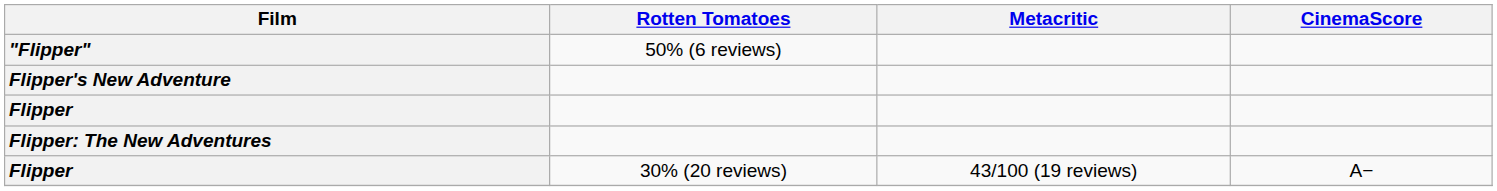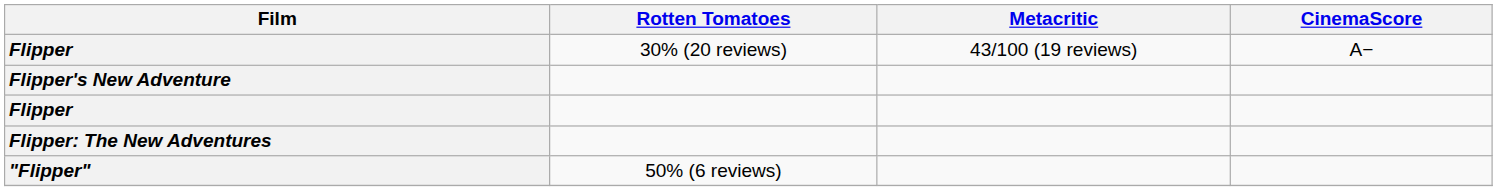rows swapped: (50, 49) <-> (41, 170)
